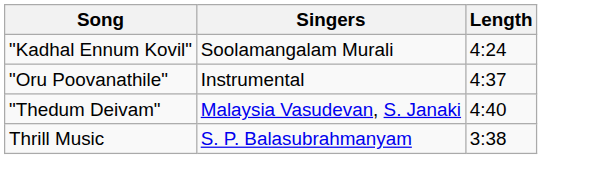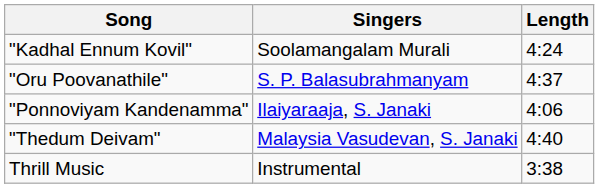(253, 79) Instrumental -> (363, 79) S. P. Balasubrahmanyam
+ row: (129, 109)
(306, 139) S. P. Balasubrahmanyam -> (309, 169) Instrumental
